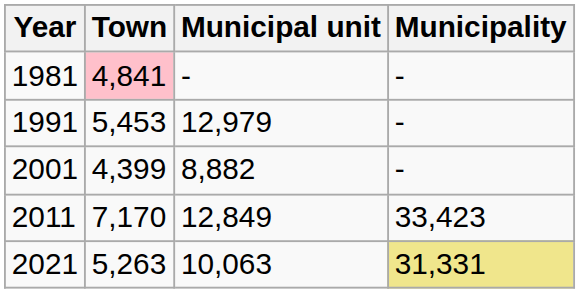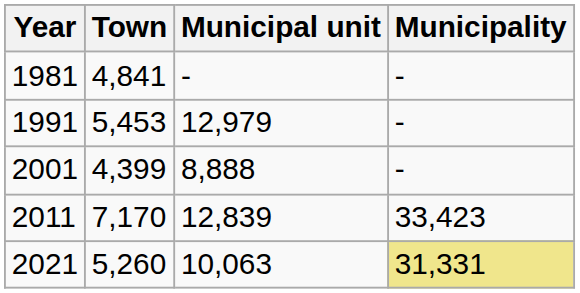(129, 75) pink background -> (129, 75) no background
(218, 169) 8,882 -> (218, 169) 8,888
(226, 216) 12,849 -> (226, 216) 12,839
(129, 264) 5,263 -> (129, 264) 5,260
